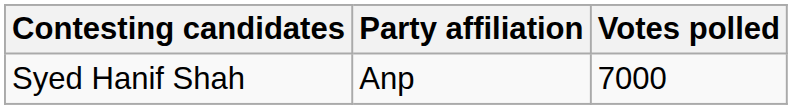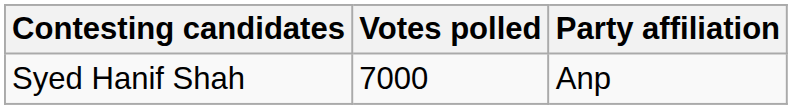columns swapped: (471, 29) <-> (689, 29)
